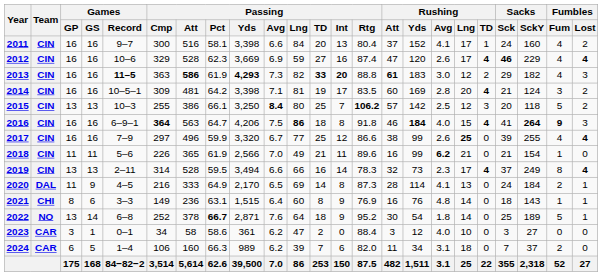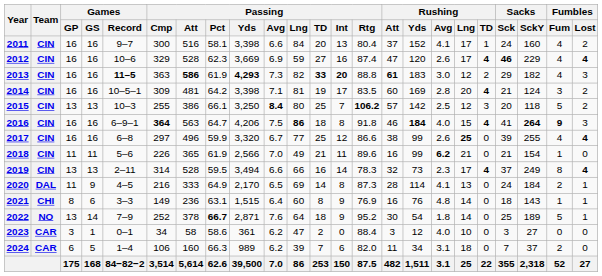(125, 138) 7–9 -> (125, 138) 6–8
(125, 216) 6–8 -> (125, 216) 7–9
